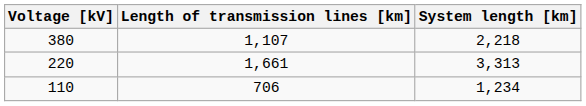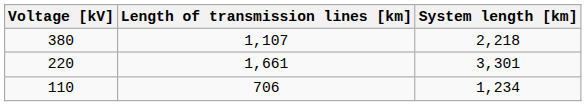(498, 64) 3,313 -> (498, 64) 3,301
